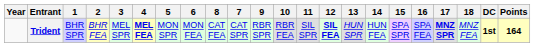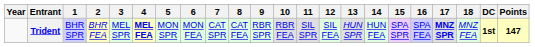columns swapped: (239, 11) <-> (217, 11)
(330, 30) bold -> (330, 30) normal
(514, 30) 164 -> (513, 30) 147
